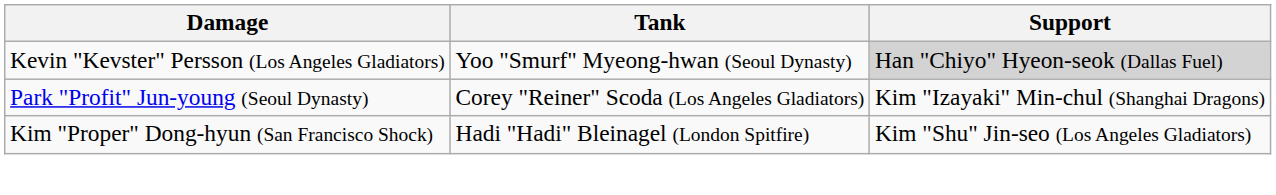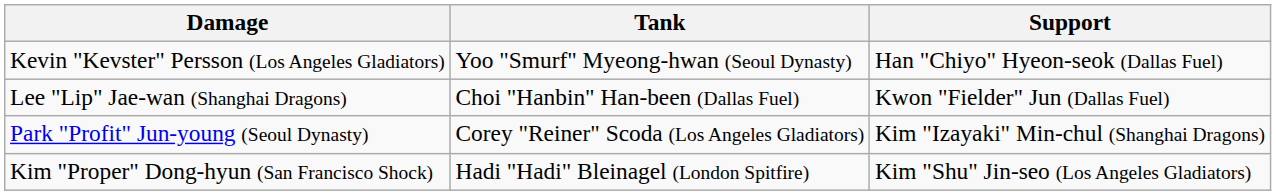(1049, 60) lightgrey background -> (1049, 60) no background
+ row: (178, 97)
